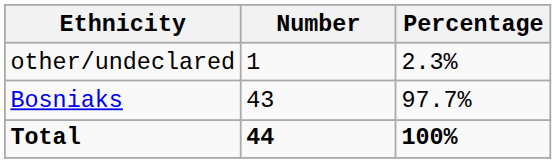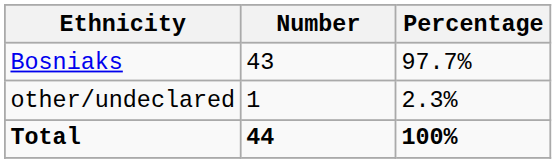rows swapped: (67, 100) <-> (123, 62)
